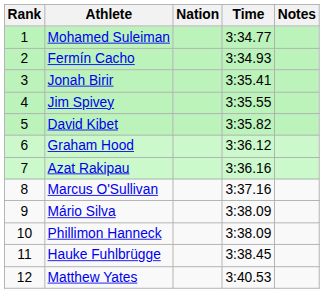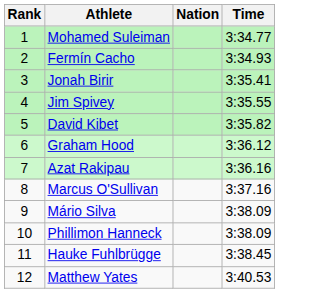- column: (297, 15)
